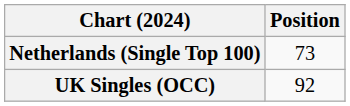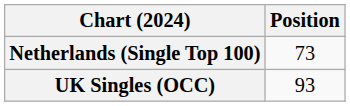(305, 85) 92 -> (305, 85) 93
